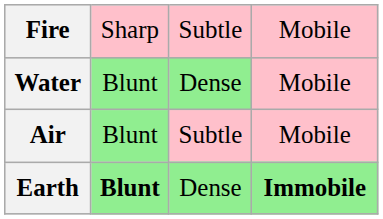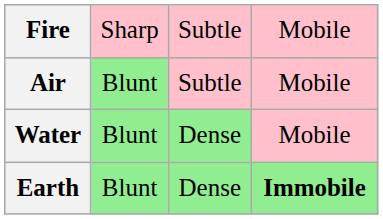rows swapped: (48, 135) <-> (48, 82)
(130, 187) bold -> (130, 187) normal
